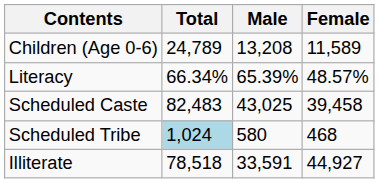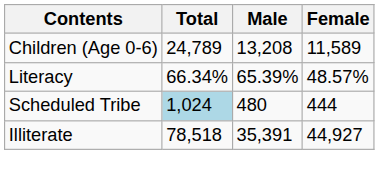- row: (78, 105)
(252, 134) 580 -> (252, 105) 480
(322, 134) 468 -> (322, 105) 444
(264, 163) 33,591 -> (264, 134) 35,391
